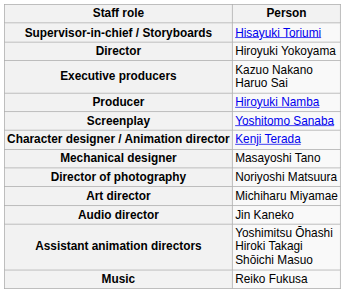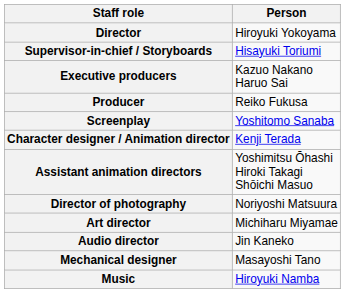rows swapped: (118, 51) <-> (118, 32)
(277, 102) Hiroyuki Namba -> (271, 102) Reiko Fukusa
rows swapped: (118, 158) <-> (118, 247)
(271, 279) Reiko Fukusa -> (277, 279) Hiroyuki Namba
